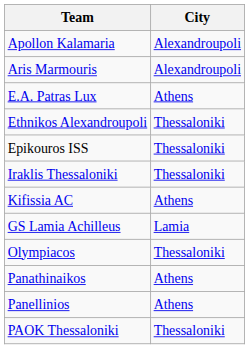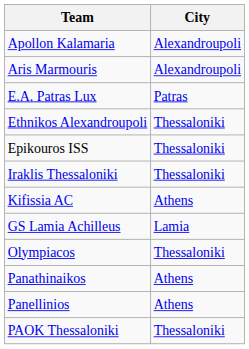(173, 95) Athens -> (171, 95) Patras
